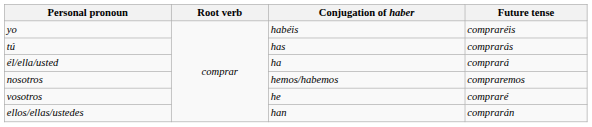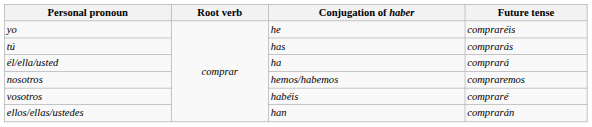(285, 29) habéis -> (276, 29) he
(276, 96) he -> (285, 96) habéis
